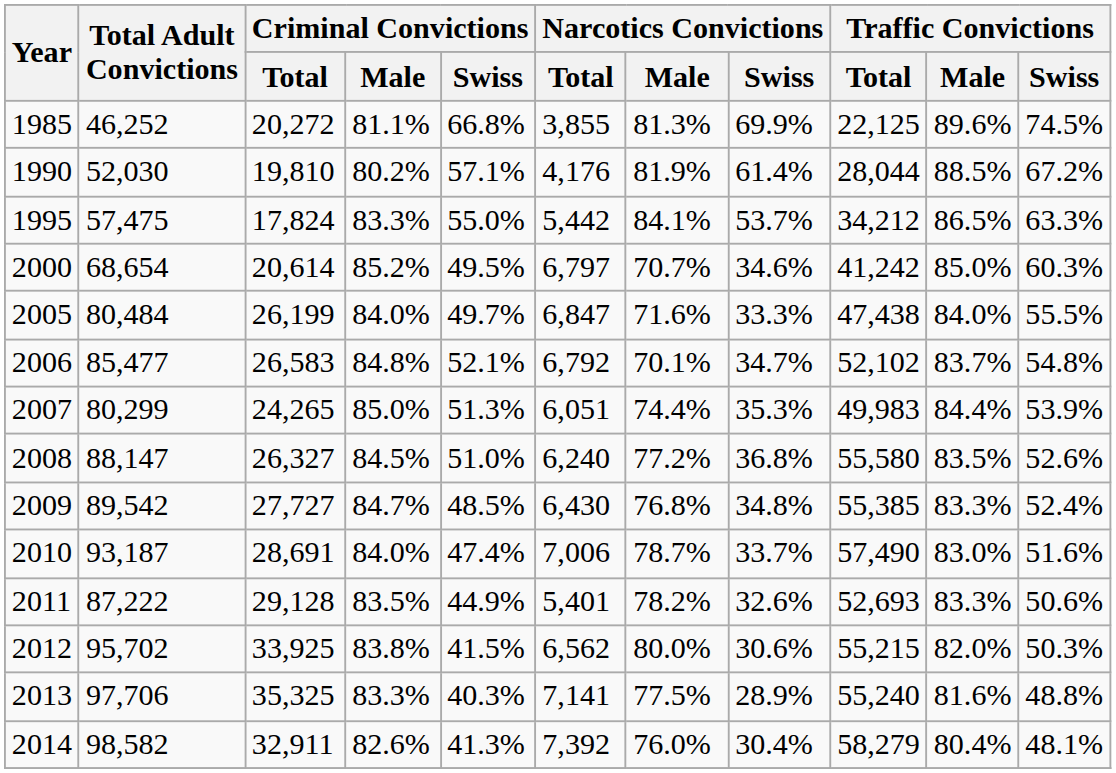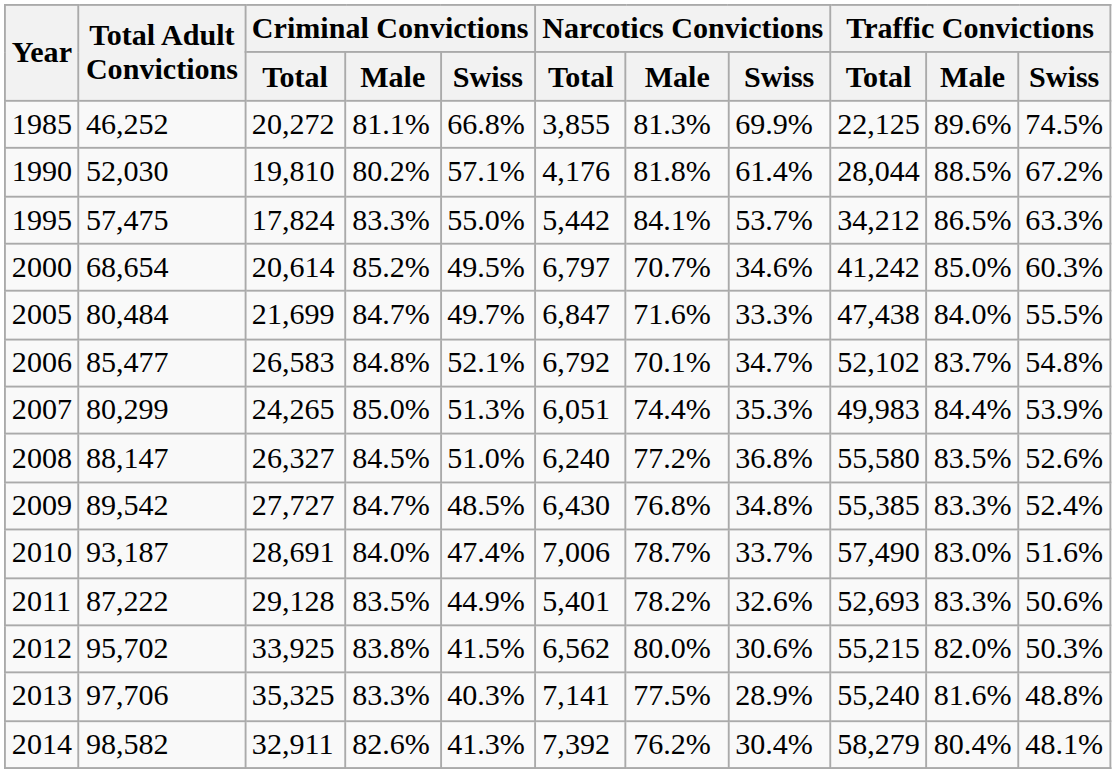(672, 171) 81.9% -> (672, 171) 81.8%
(293, 314) 26,199 -> (293, 314) 21,699
(391, 314) 84.0% -> (391, 314) 84.7%
(672, 743) 76.0% -> (672, 743) 76.2%
